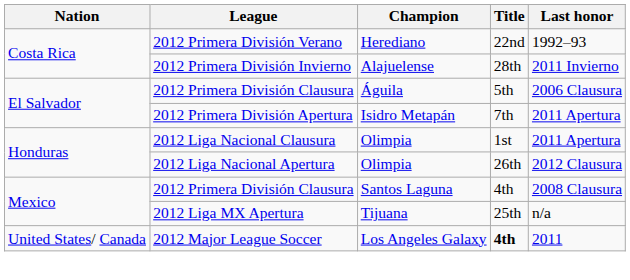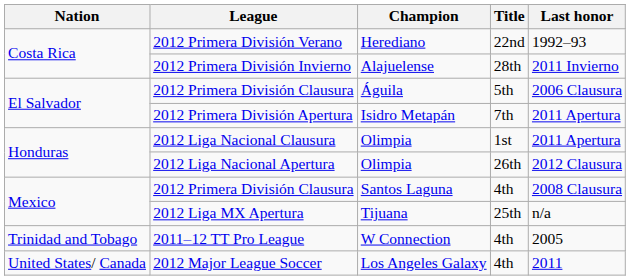+ row: (229, 238)
(505, 238) bold -> (504, 262) normal
